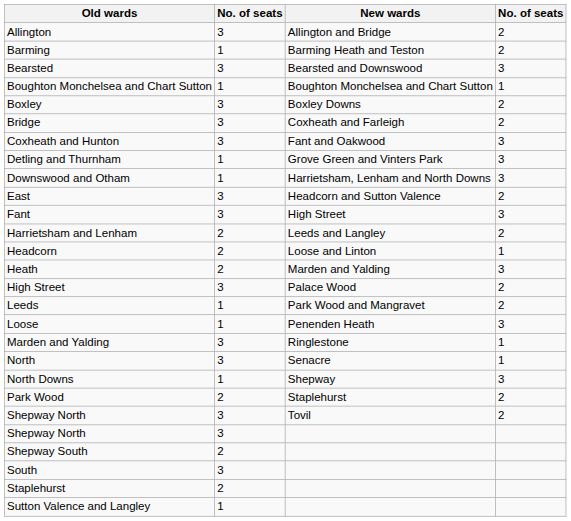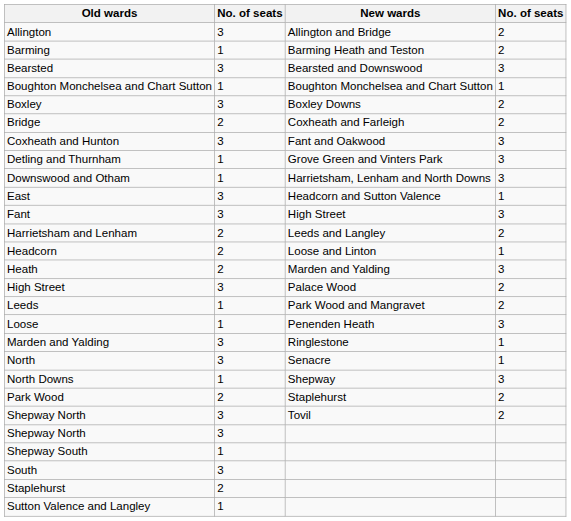(220, 123) 3 -> (220, 123) 2
(501, 196) 2 -> (501, 196) 1
(220, 452) 2 -> (220, 452) 1
